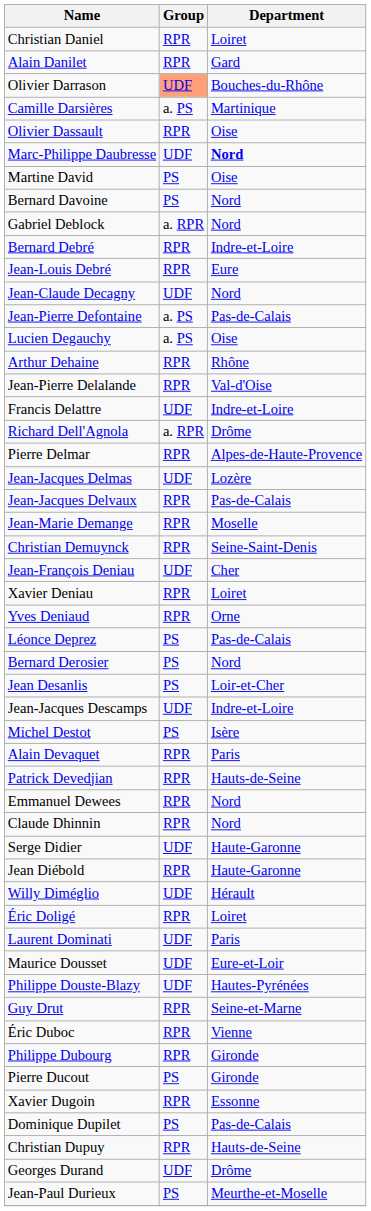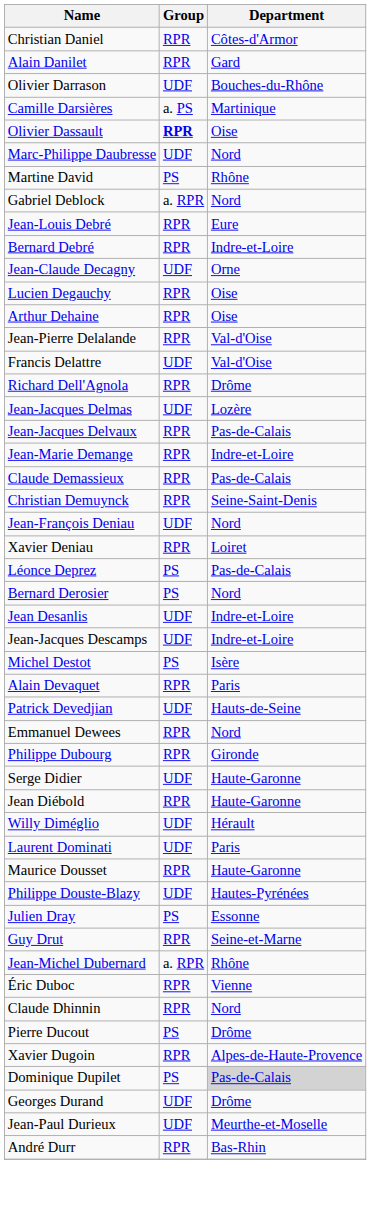(229, 39) Loiret -> (254, 39) Côtes-d'Armor
(177, 85) lightsalmon background -> (177, 85) no background
(177, 131) normal -> (178, 131) bold
(227, 154) bold -> (226, 154) normal
(224, 177) Oise -> (230, 177) Rhône
- row: (58, 200)
rows swapped: (51, 246) <-> (59, 270)
(226, 293) Nord -> (225, 270) Orne
- row: (75, 316)
(178, 339) a. PS -> (177, 293) RPR
(230, 362) Rhône -> (224, 316) Oise
(252, 408) Indre-et-Loire -> (241, 362) Val-d'Oise
(184, 431) a. RPR -> (177, 385) RPR
- row: (49, 454)
(234, 524) Moselle -> (252, 454) Indre-et-Loire
+ row: (66, 477)
(225, 570) Cher -> (226, 524) Nord
- row: (49, 616)
(171, 685) PS -> (177, 616) UDF
(248, 685) Loir-et-Cher -> (252, 616) Indre-et-Loire
(177, 778) RPR -> (177, 708) UDF
rows swapped: (54, 824) <-> (60, 1055)
- row: (42, 916)
(177, 962) UDF -> (177, 870) RPR
(247, 962) Eure-et-Loir -> (256, 870) Haute-Garonne
+ row: (42, 916)
+ row: (77, 962)
(235, 1078) Gironde -> (231, 1032) Drôme
(235, 1101) Essonne -> (286, 1055) Alpes-de-Haute-Provence
(251, 1124) no background -> (251, 1078) lightgrey background
- row: (56, 1147)
(171, 1193) PS -> (177, 1124) UDF
+ row: (42, 1147)
